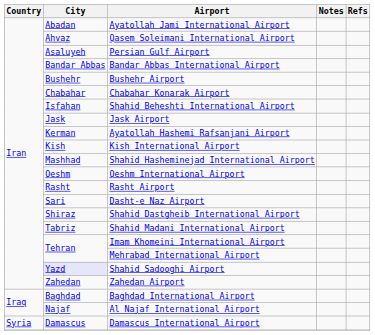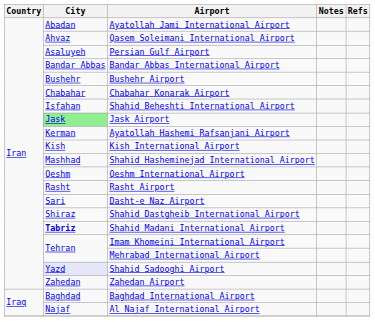(55, 120) no background -> (55, 120) lightgreen background
(60, 228) normal -> (60, 228) bold
- row: (185, 323)
